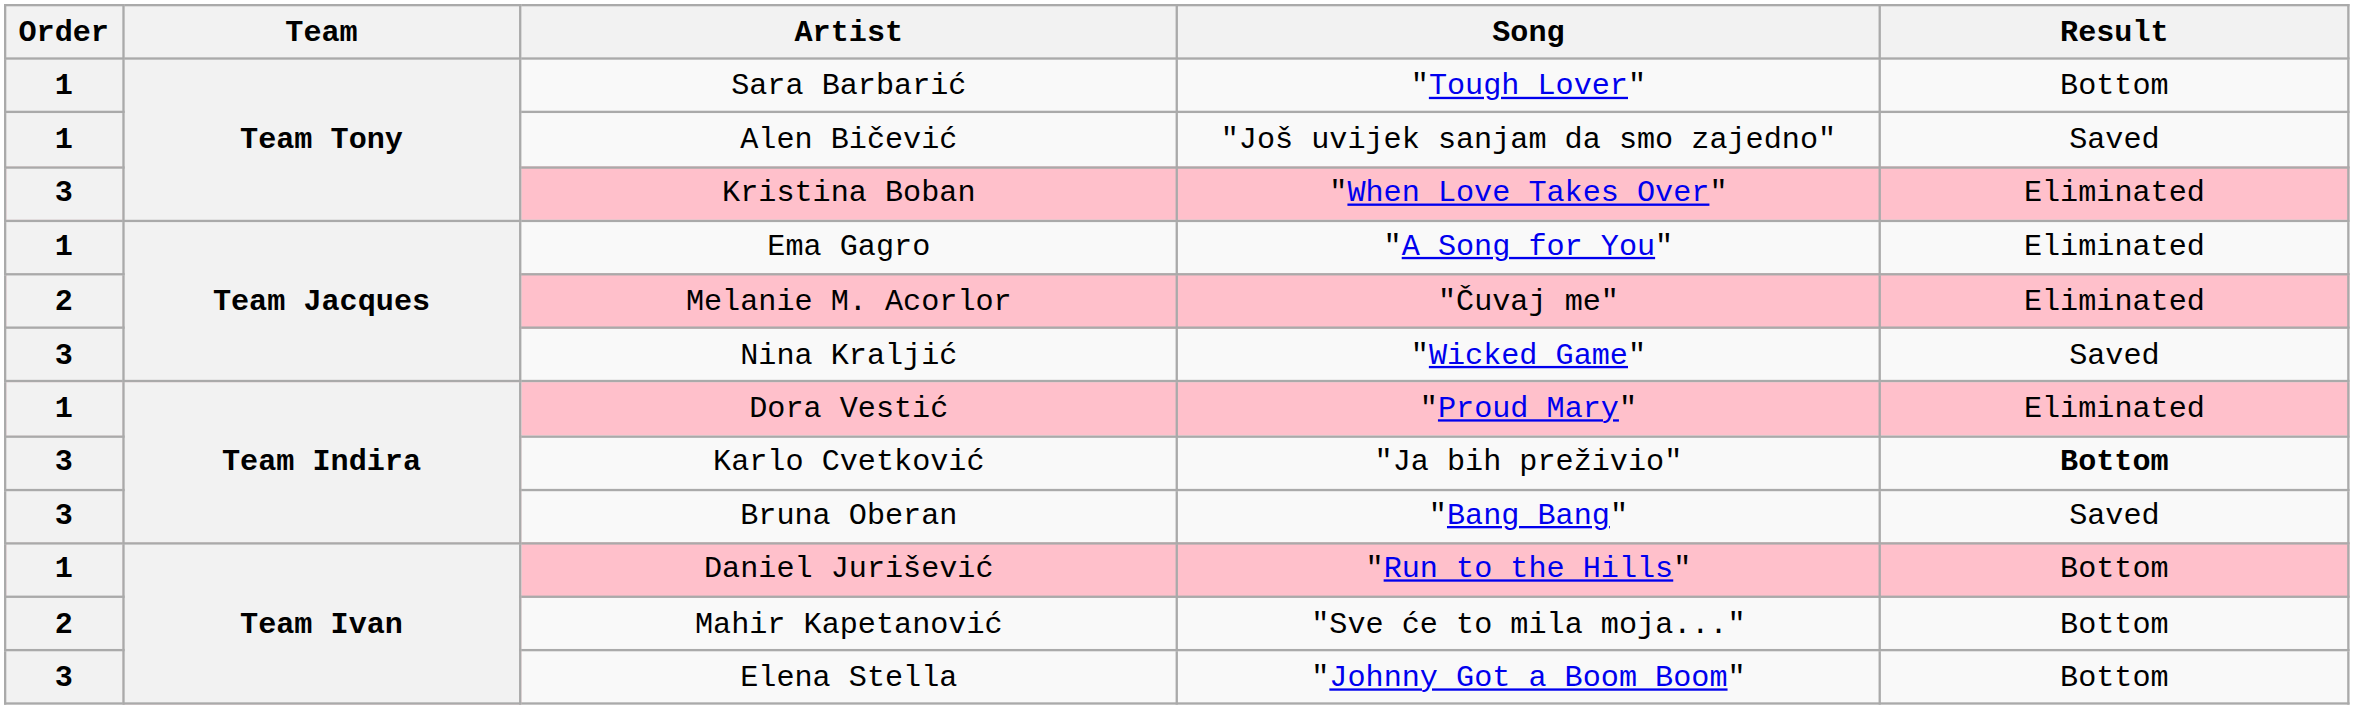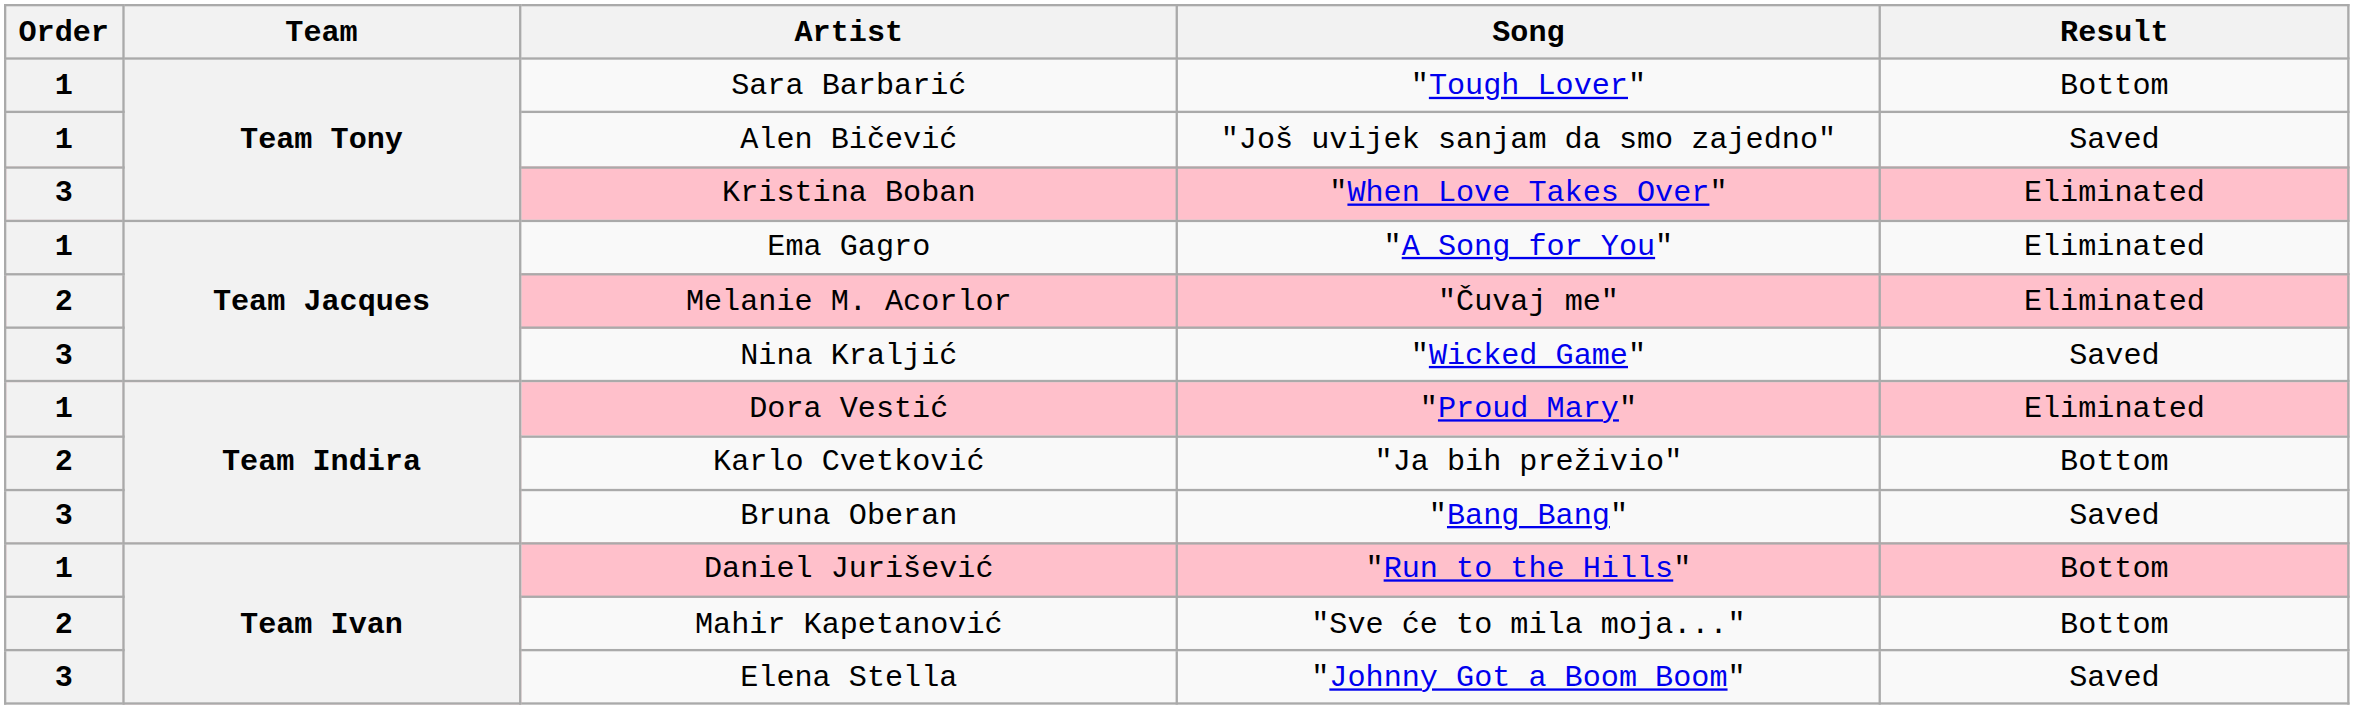(64, 462) 3 -> (64, 462) 2
(2114, 462) bold -> (2114, 462) normal
(2114, 678) Bottom -> (2114, 678) Saved
